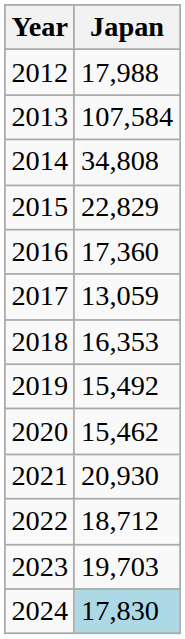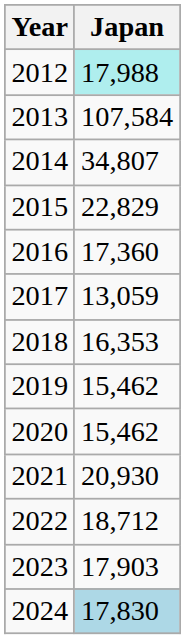(120, 71) no background -> (120, 71) paleturquoise background
(120, 161) 34,808 -> (120, 161) 34,807
(120, 386) 15,492 -> (120, 386) 15,462
(120, 565) 19,703 -> (120, 565) 17,903
